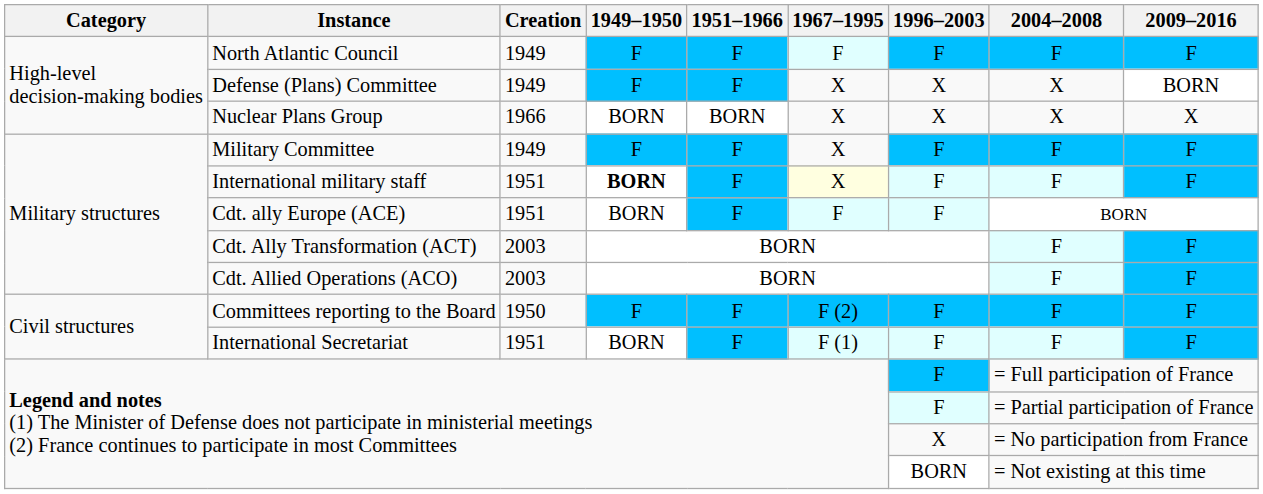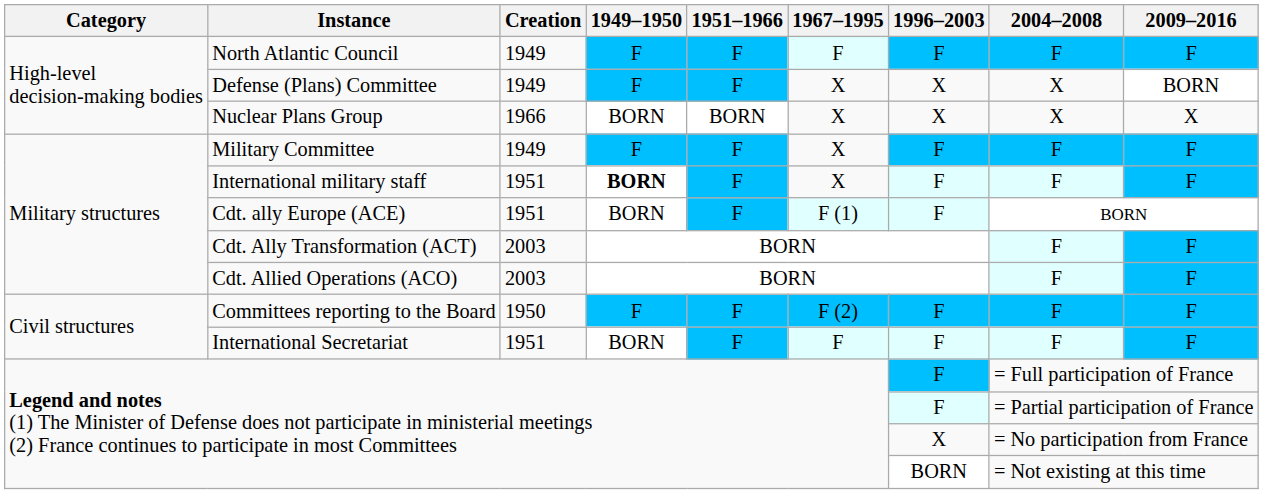(838, 181) lightyellow background -> (838, 181) no background
(838, 213) F -> (838, 213) F (1)
(838, 342) F (1) -> (838, 342) F
